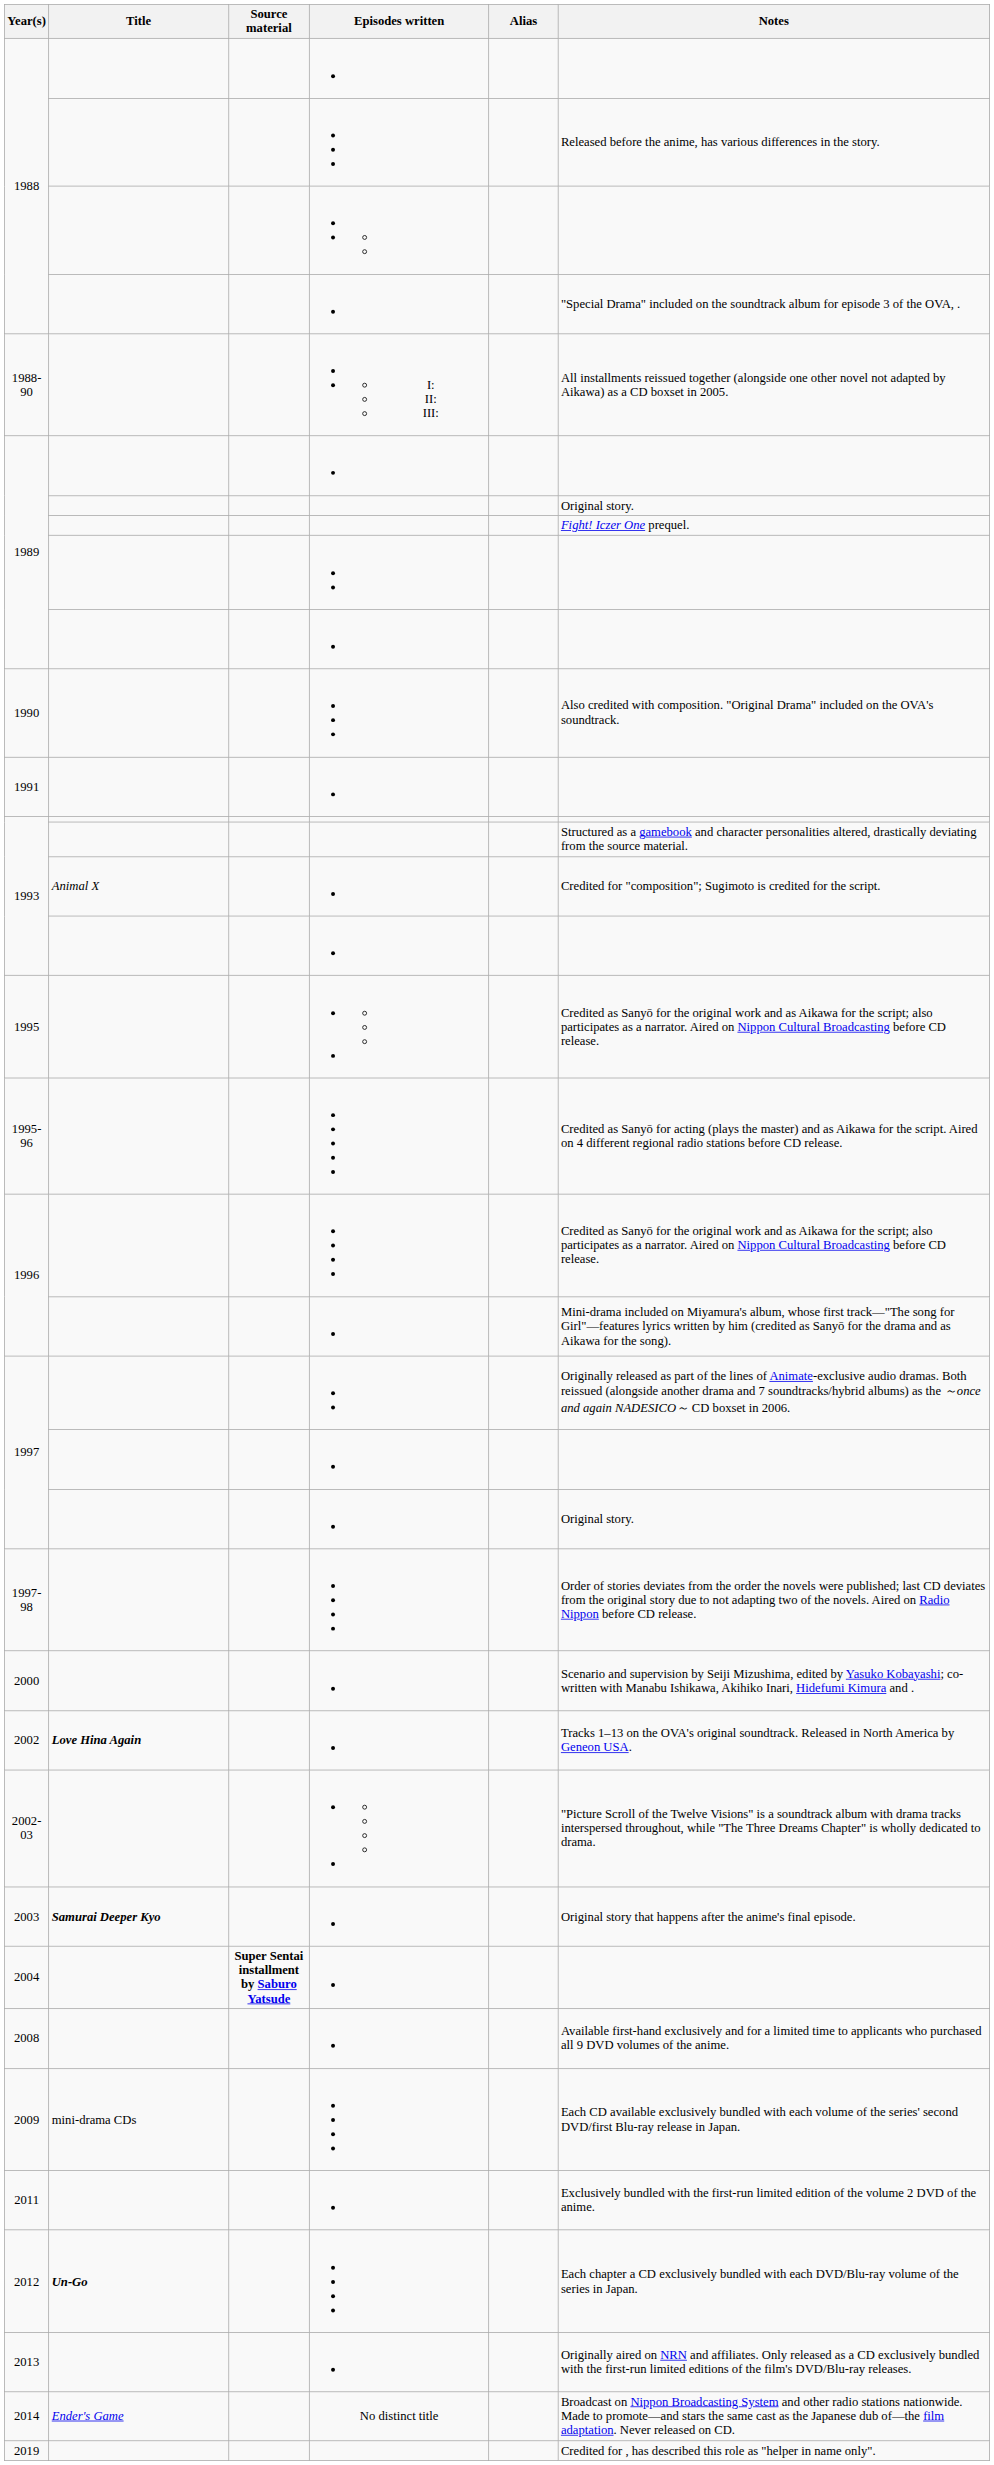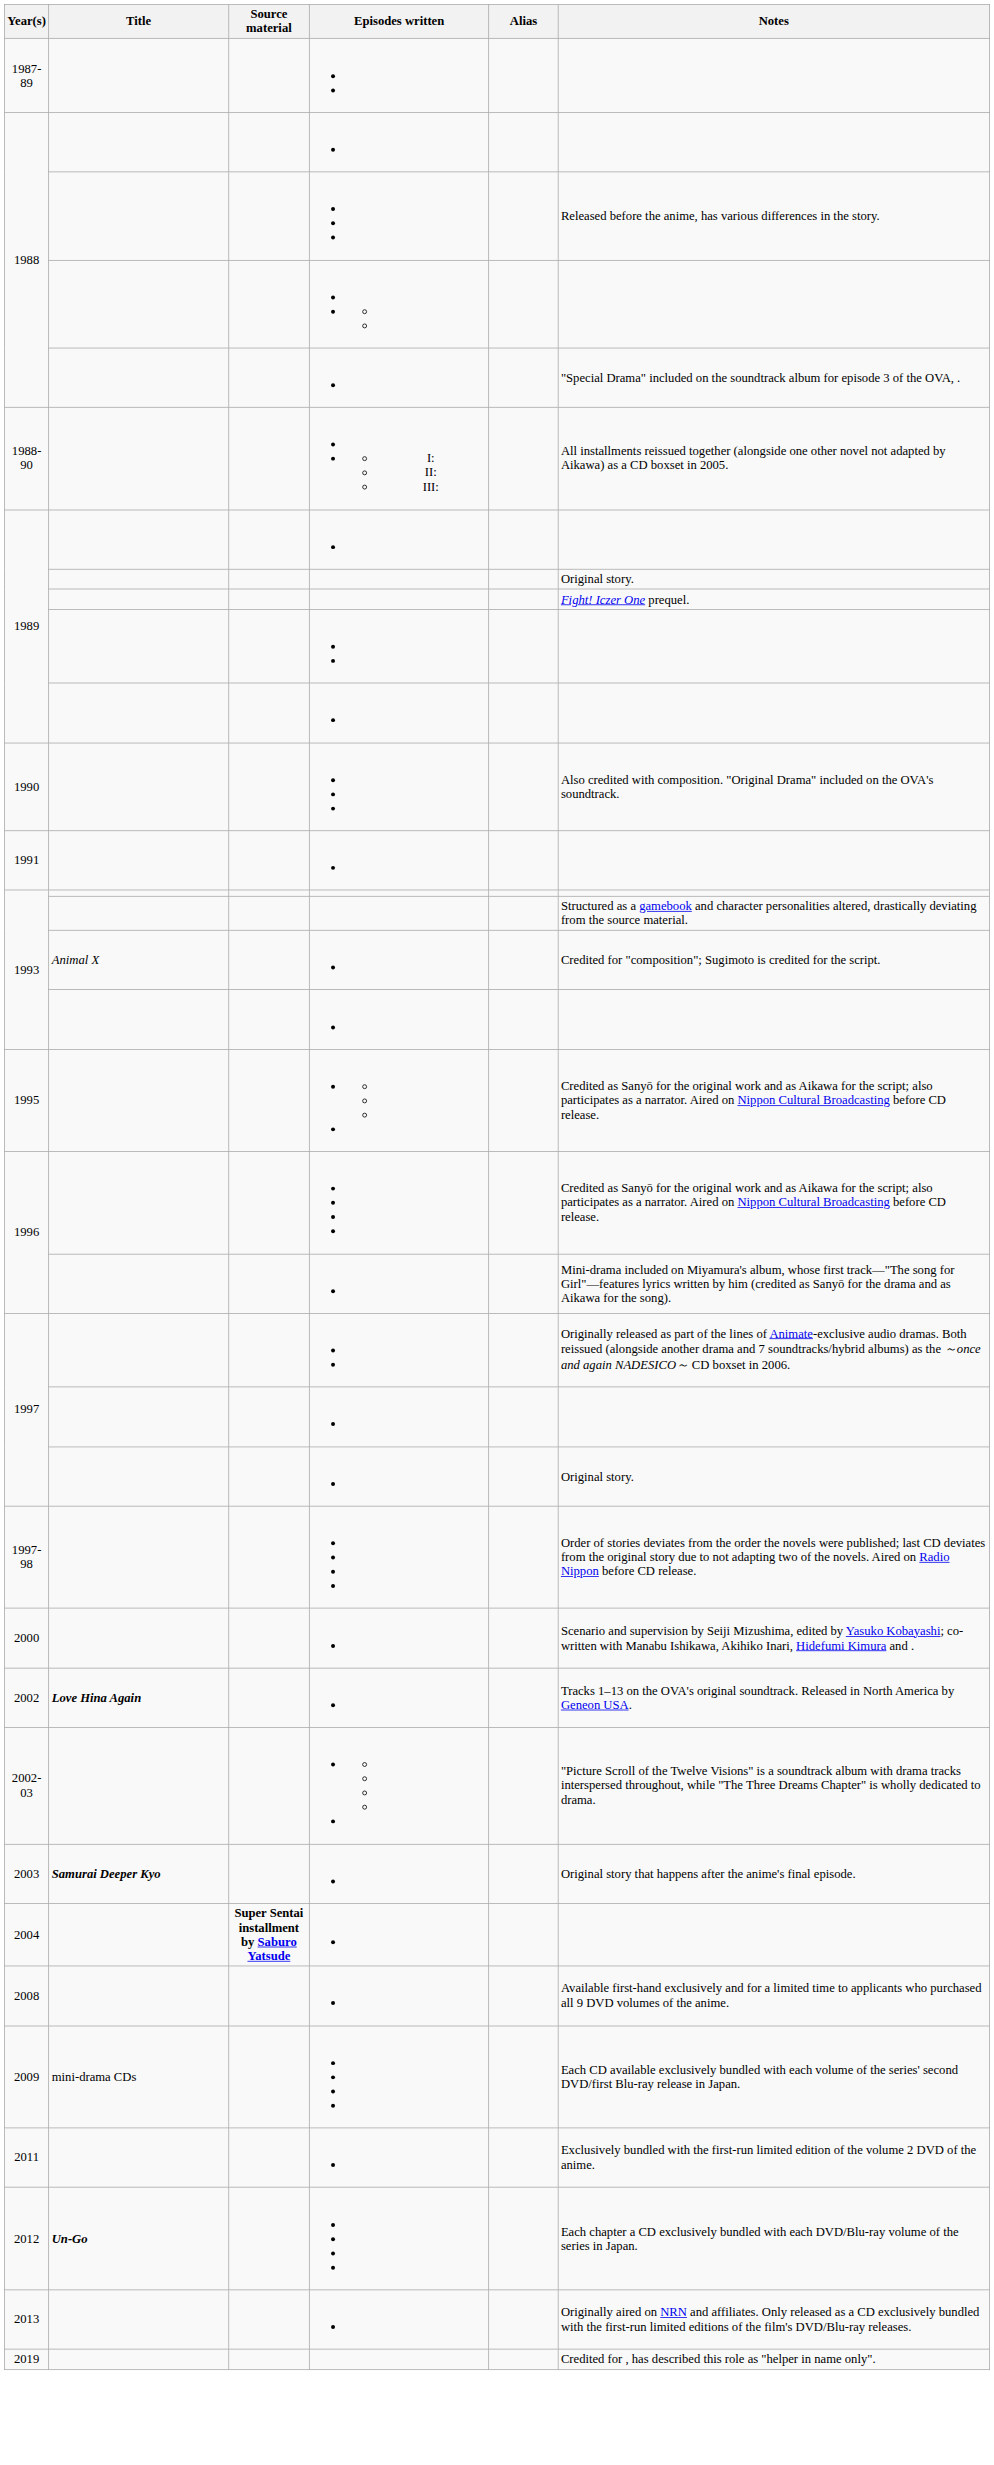+ row: (27, 75)
- row: (27, 1136)
- row: (27, 2416)
